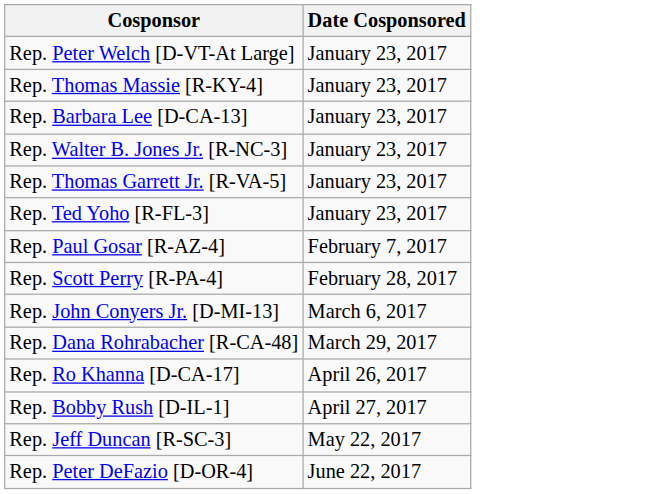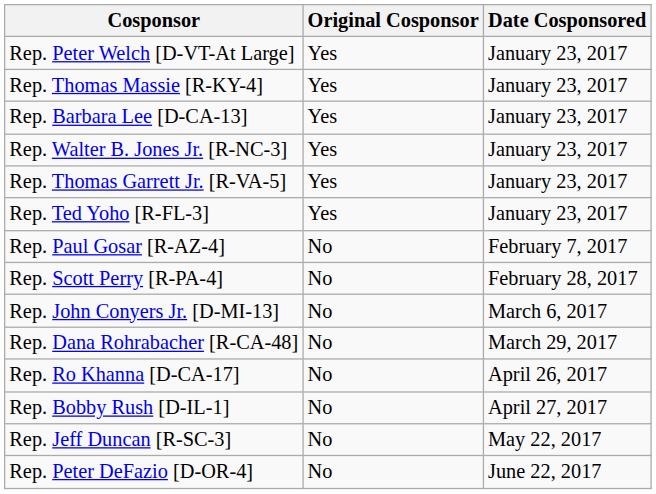+ column: (393, 20)
